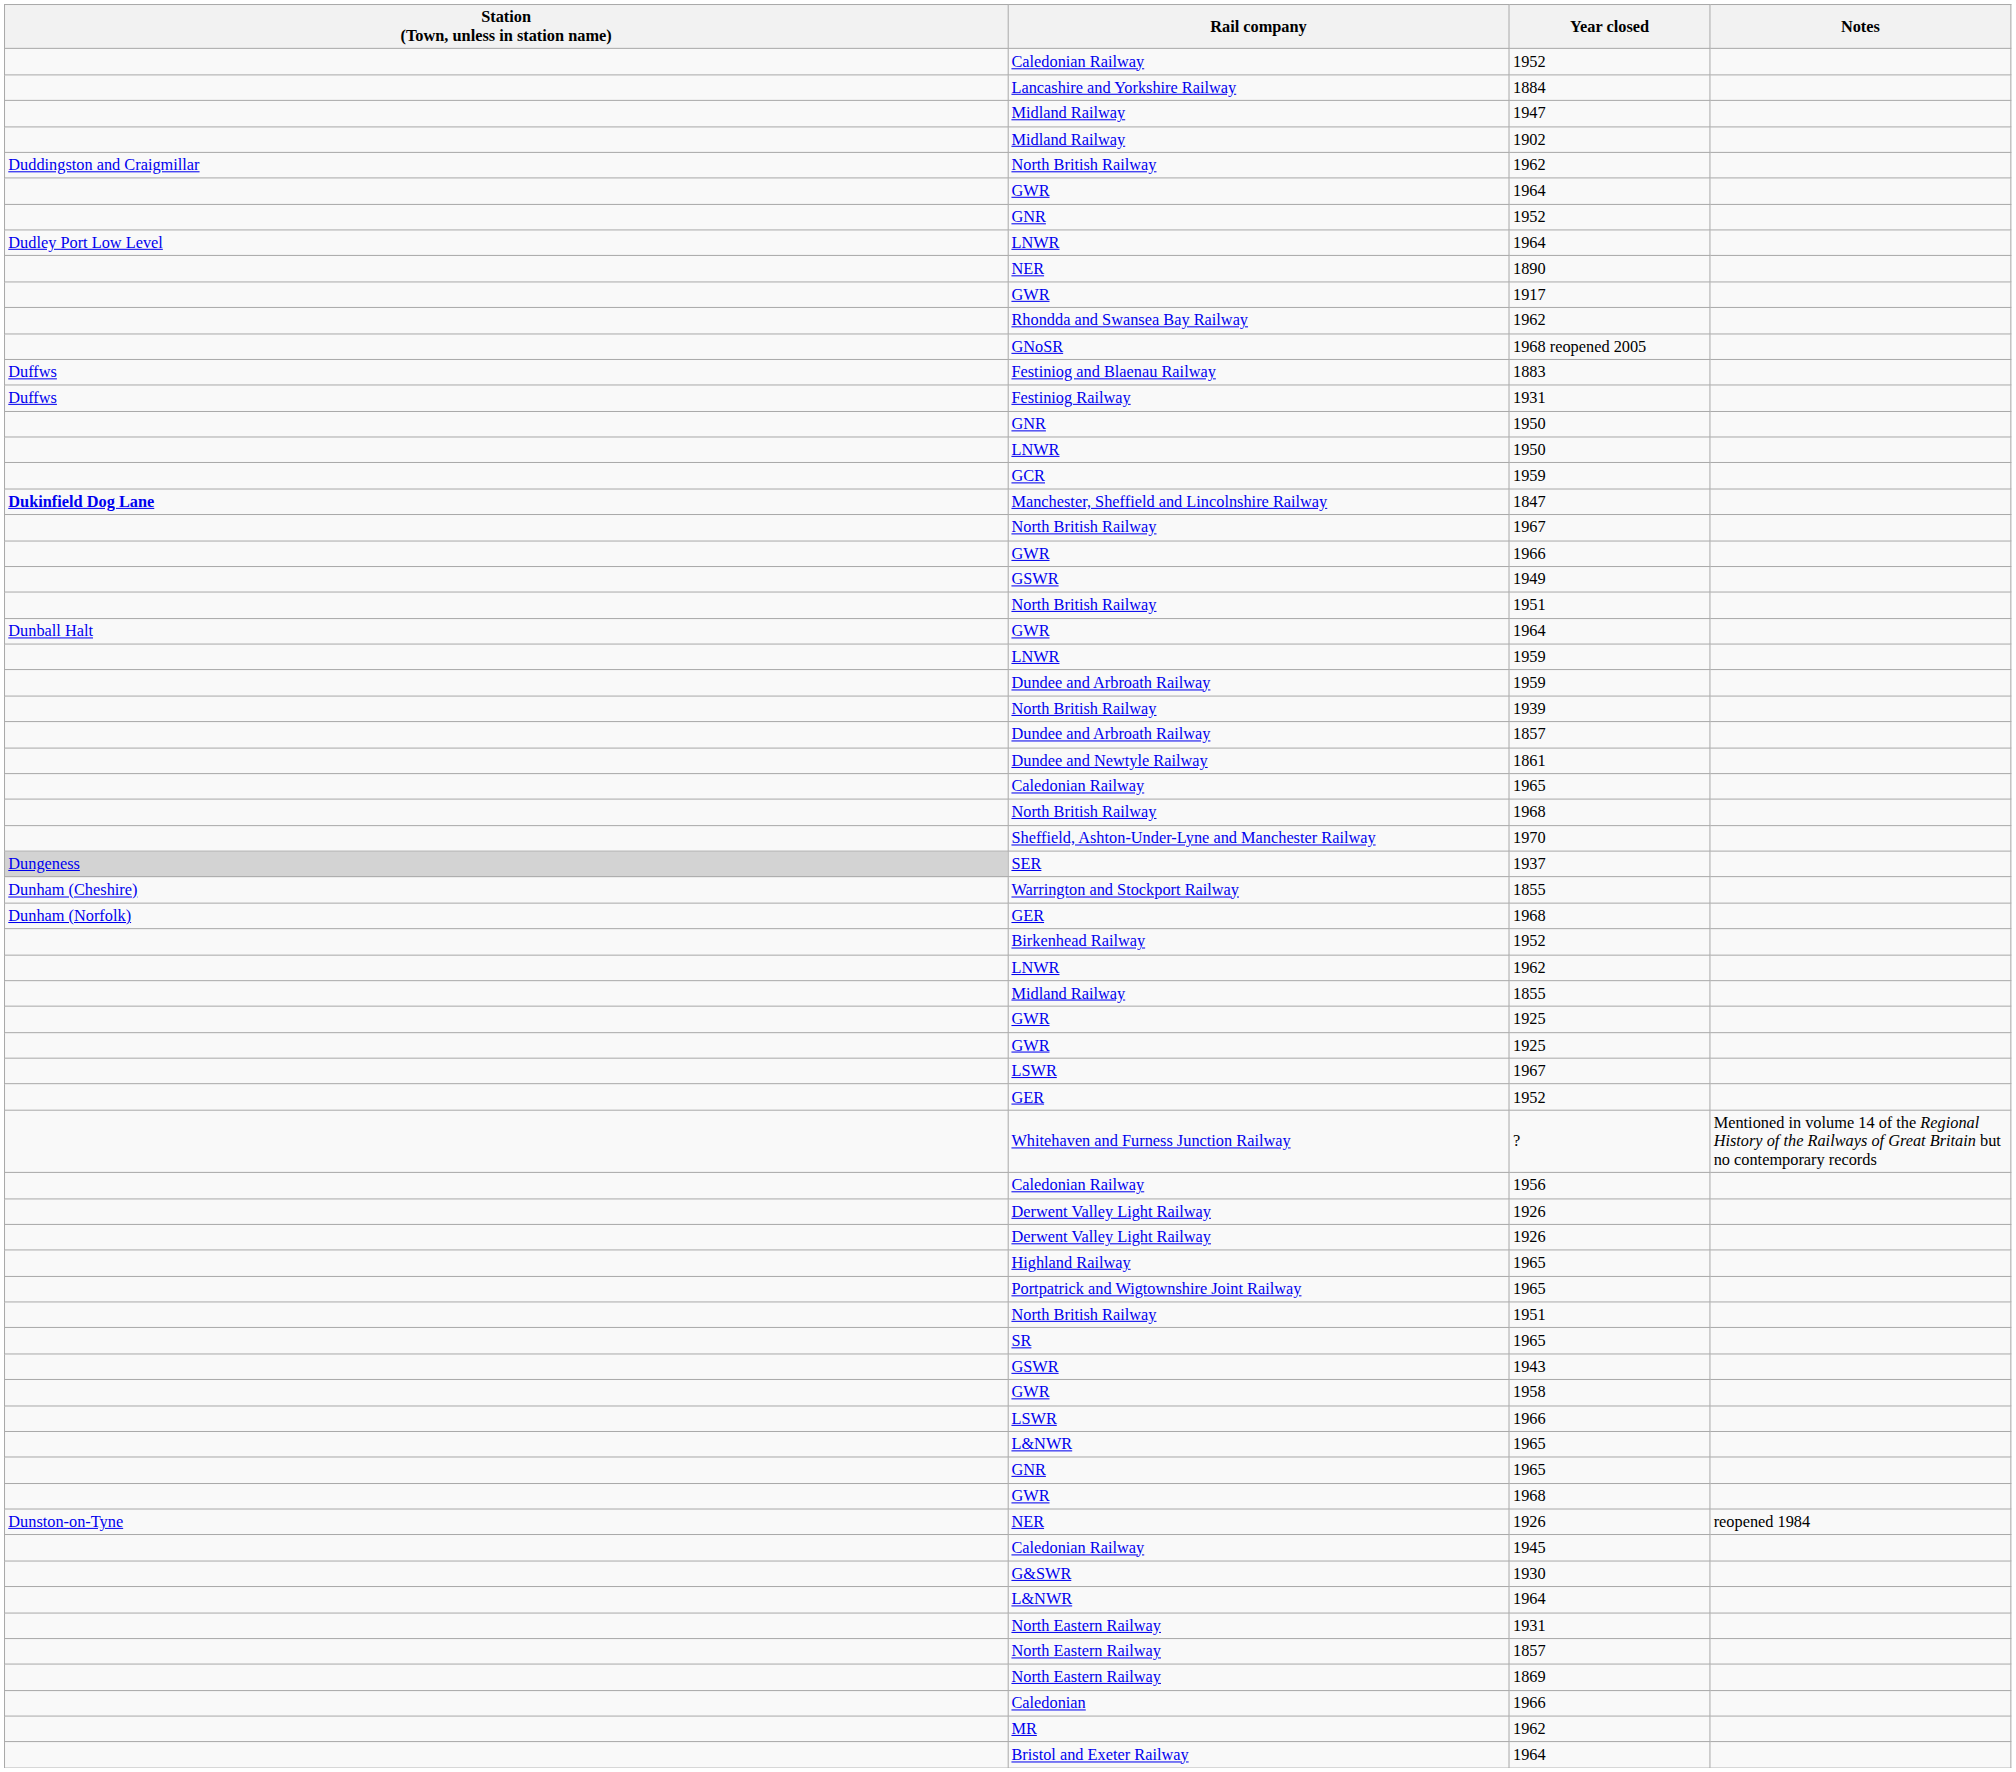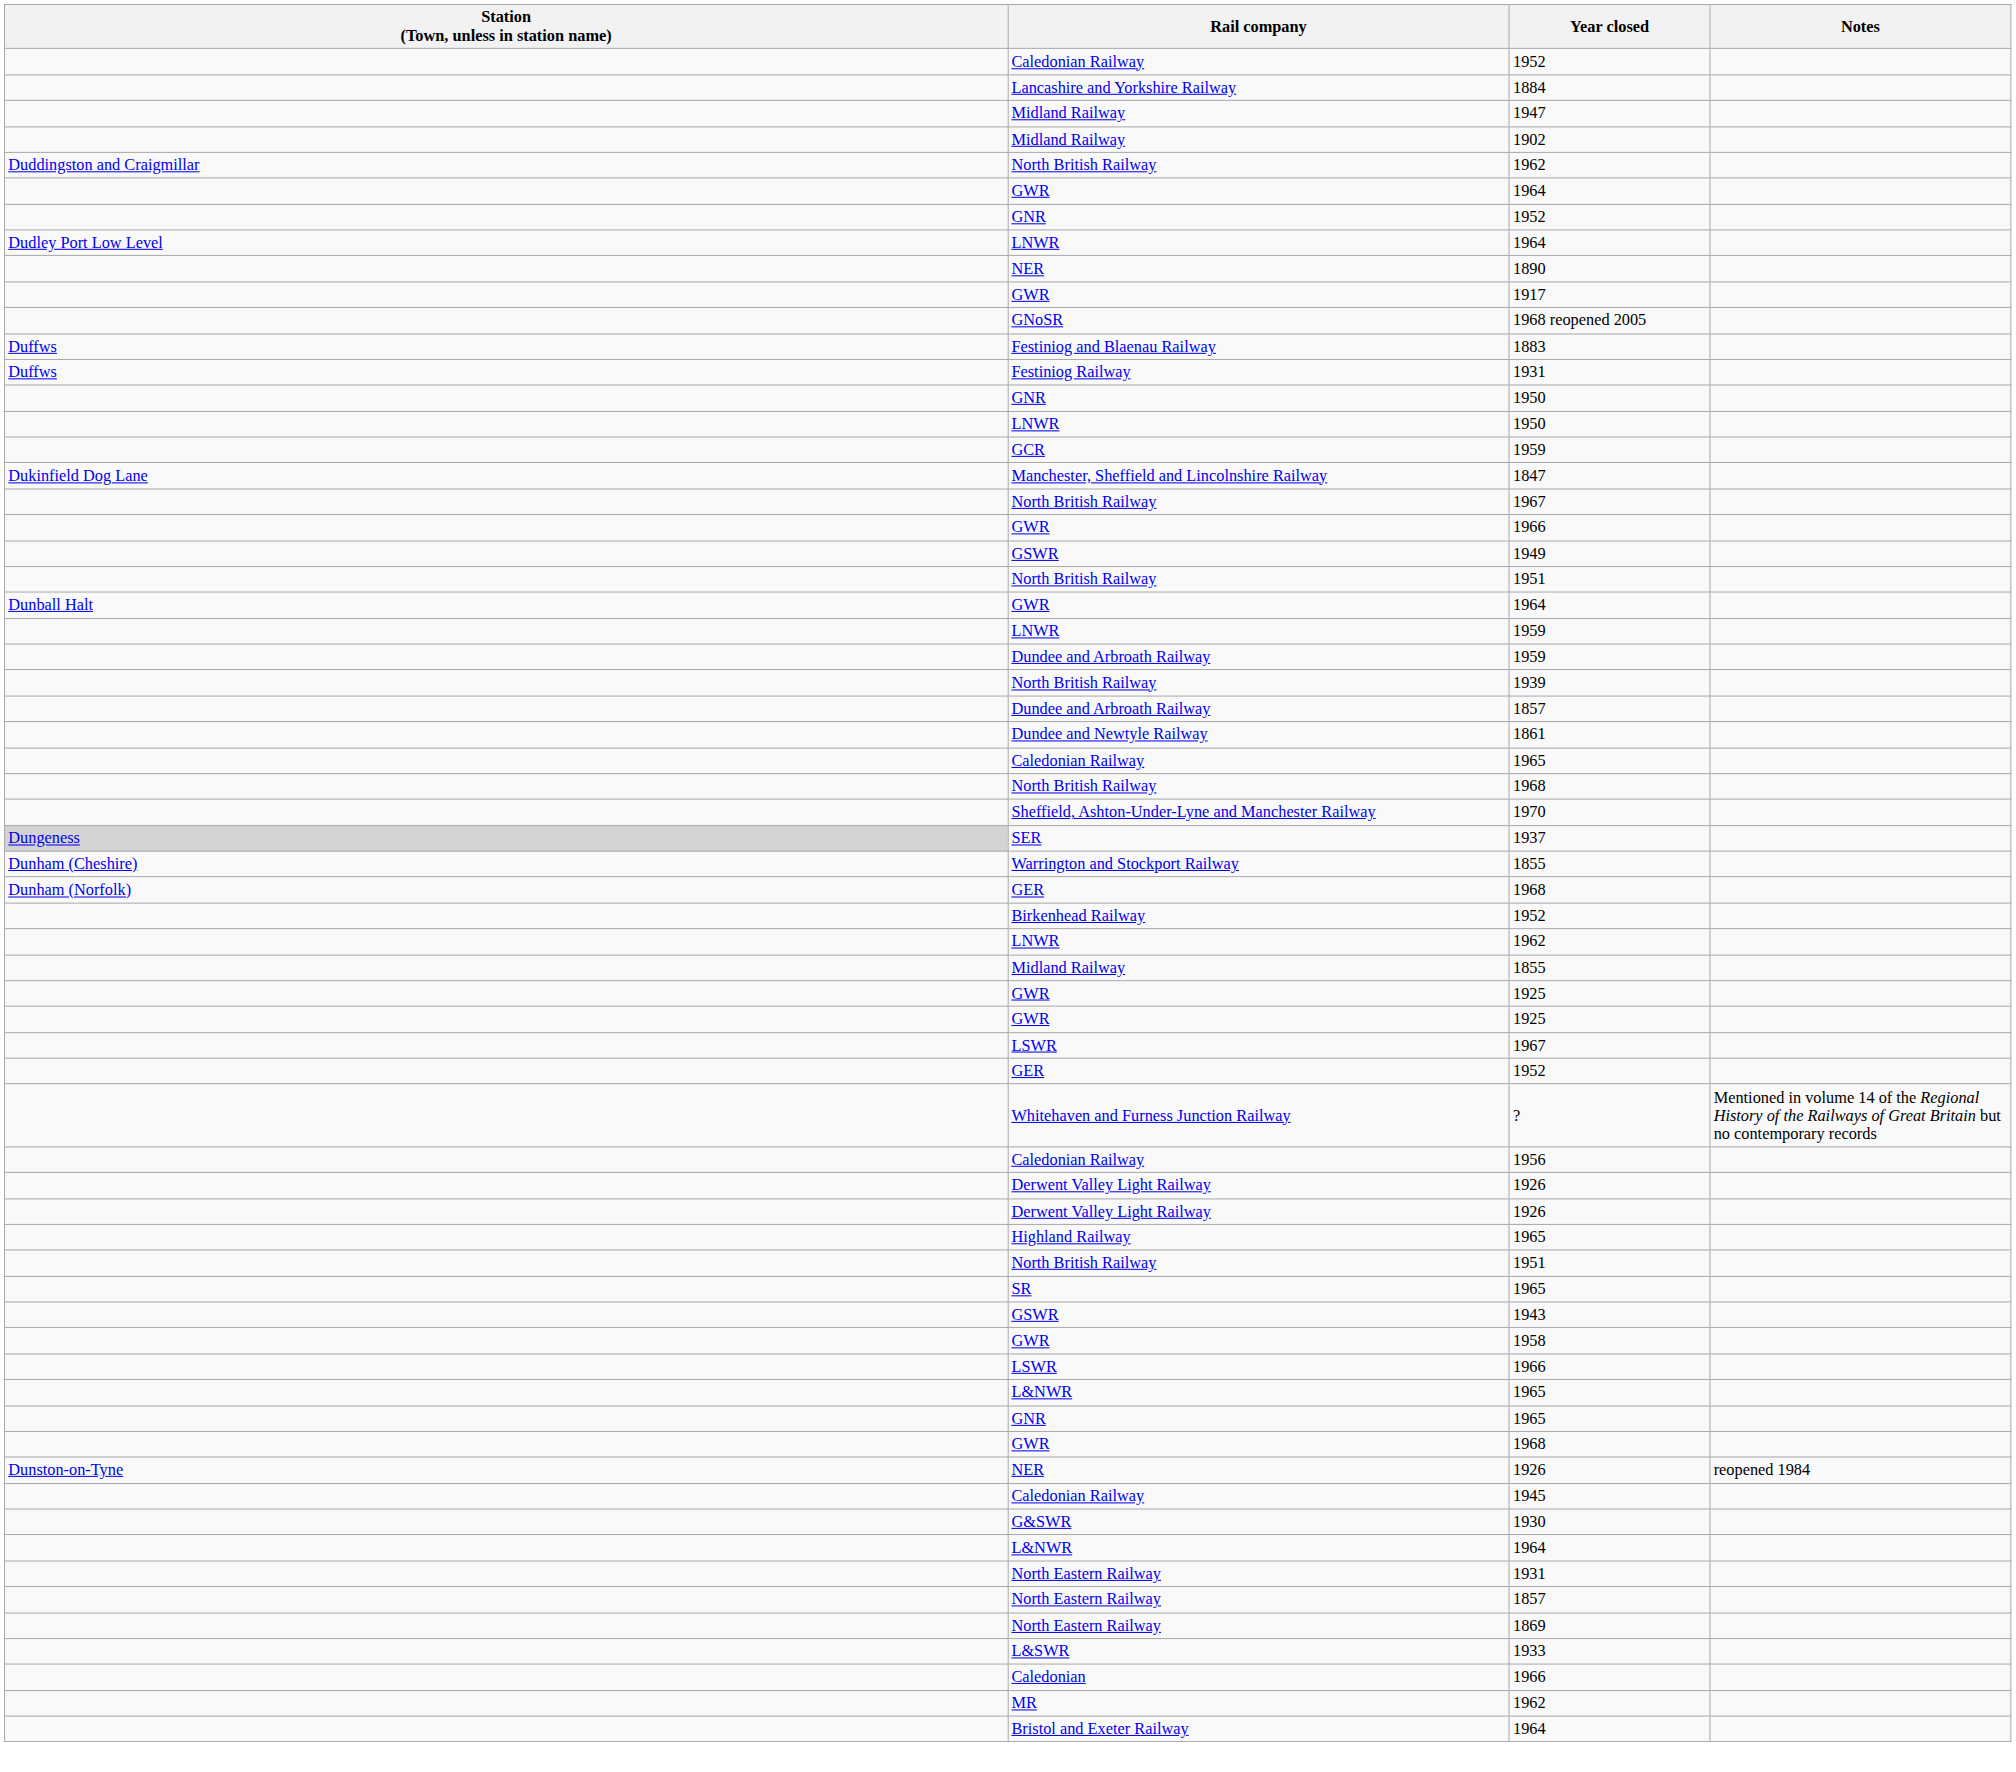- row: (1130, 320)
(81, 501) bold -> (78, 475) normal
- row: (1156, 1288)
+ row: (1040, 1651)
